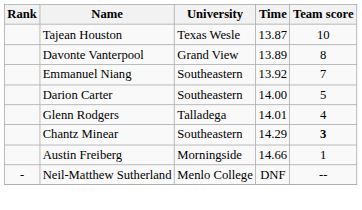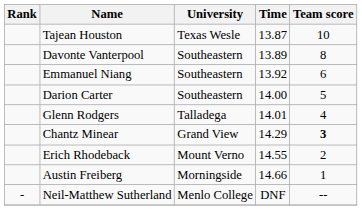(208, 54) Grand View -> (210, 54) Southeastern
(323, 74) 7 -> (323, 74) 6
(210, 134) Southeastern -> (208, 134) Grand View
+ row: (86, 154)
